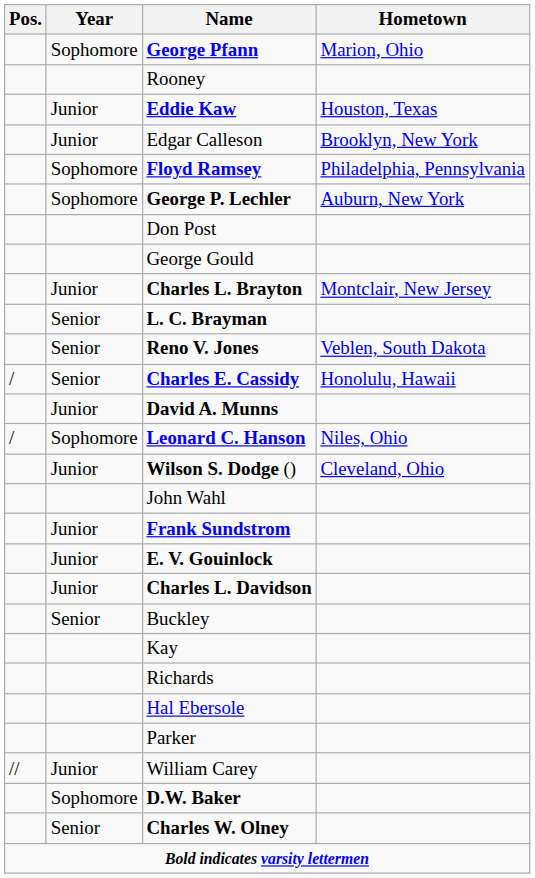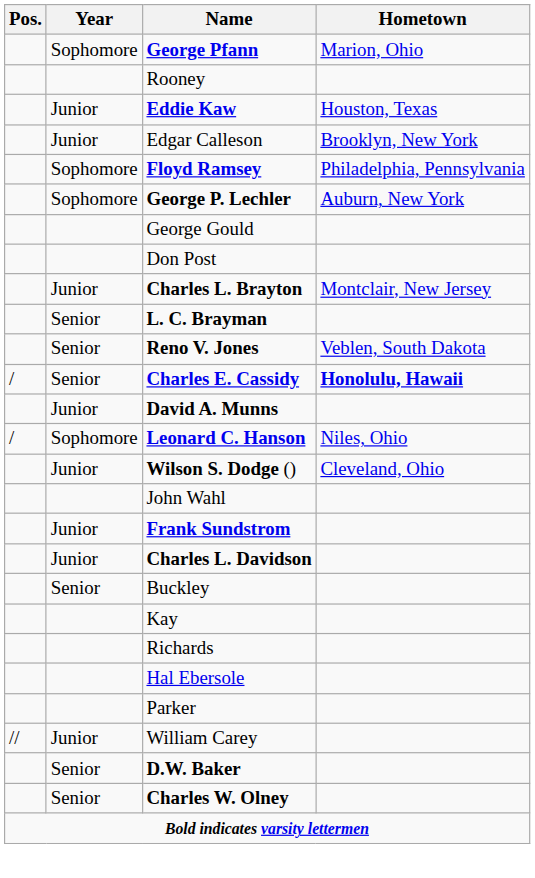rows swapped: (200, 259) <-> (181, 229)
(388, 378) normal -> (392, 378) bold
- row: (210, 558)
(94, 797) Sophomore -> (75, 768) Senior
